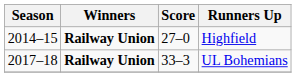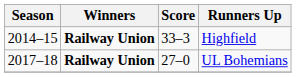(176, 38) 27–0 -> (176, 38) 33–3
(176, 60) 33–3 -> (176, 60) 27–0
